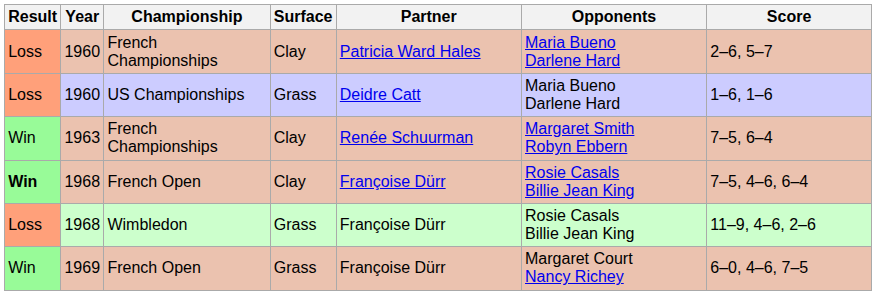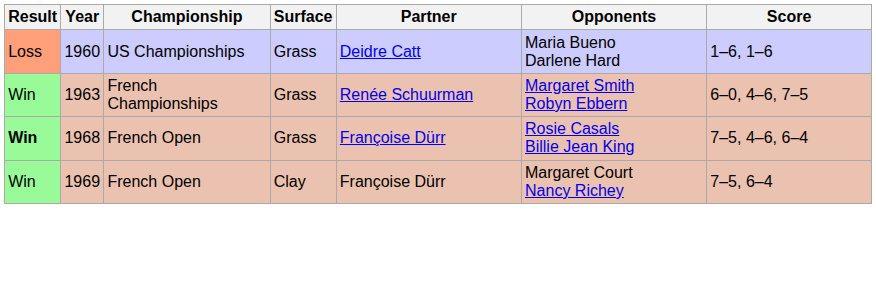- row: (82, 51)
(290, 138) Clay -> (295, 94) Grass
(741, 138) 7–5, 6–4 -> (759, 94) 6–0, 4–6, 7–5
(290, 181) Clay -> (295, 138) Grass
- row: (82, 225)
(295, 268) Grass -> (290, 181) Clay
(759, 268) 6–0, 4–6, 7–5 -> (741, 181) 7–5, 6–4
